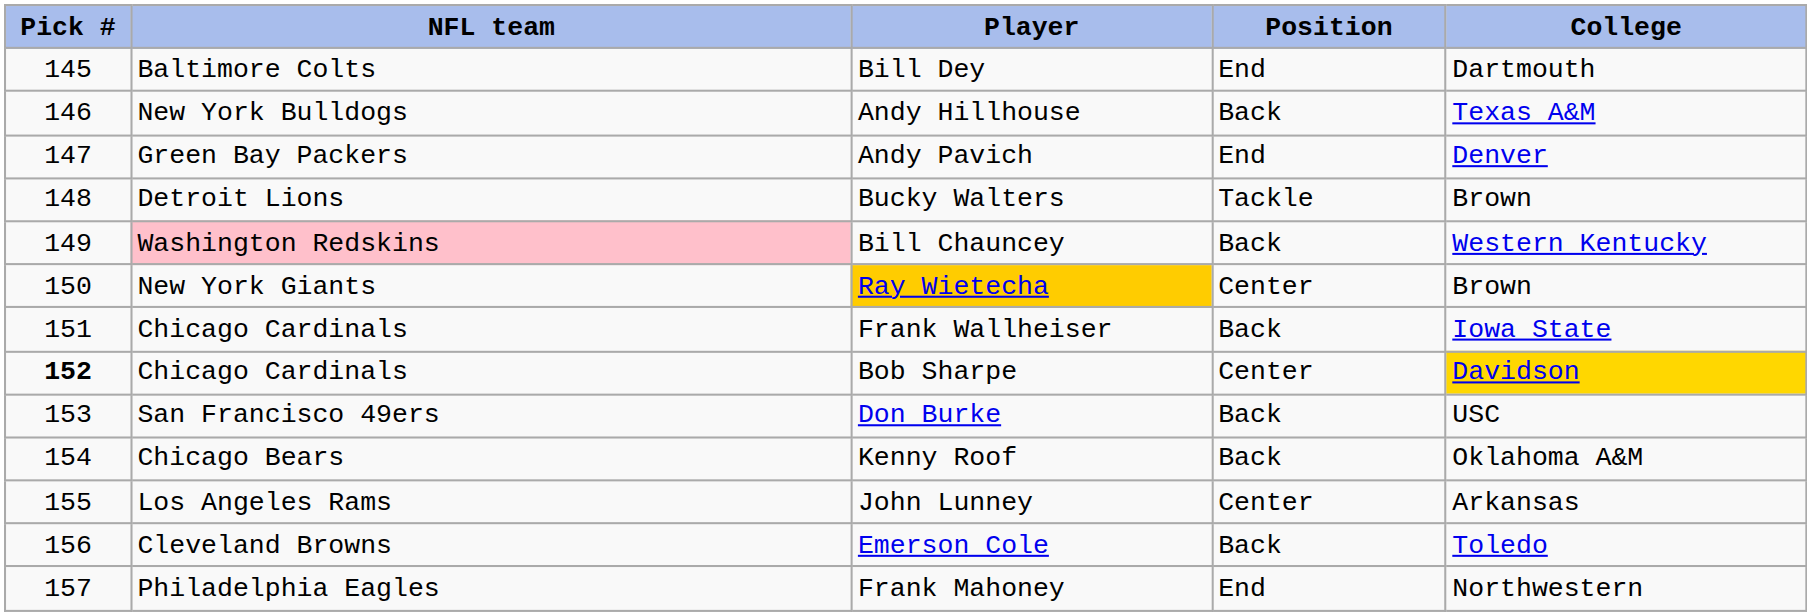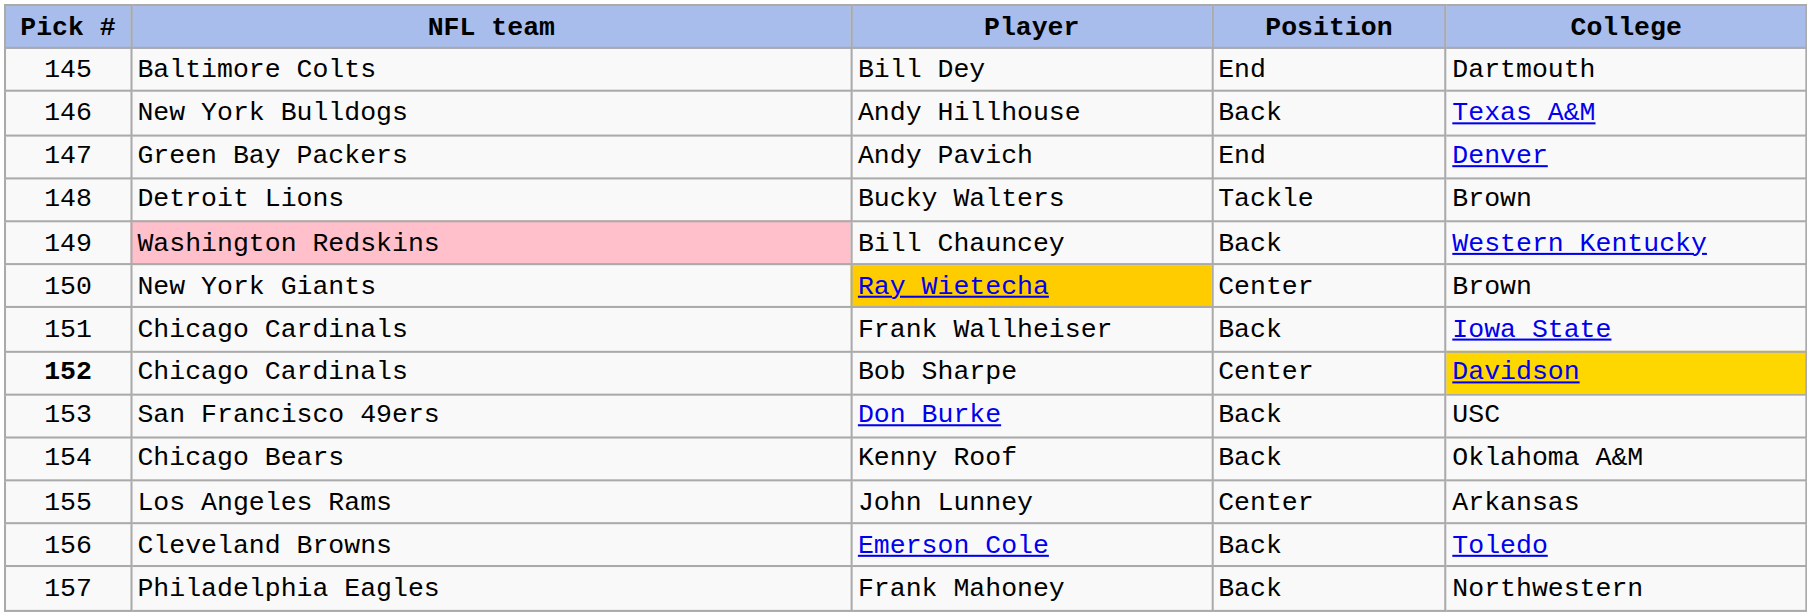(1242, 589) End -> (1250, 589) Back
